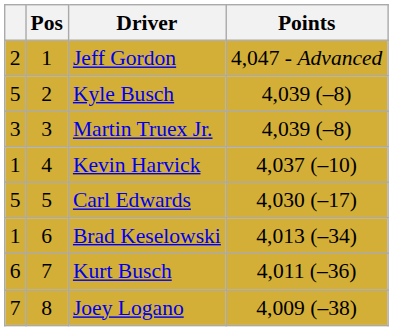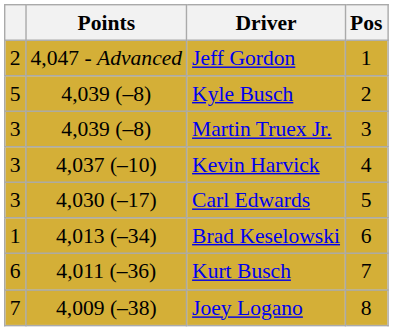columns swapped: (47, 22) <-> (307, 22)
(15, 164) 1 -> (15, 164) 3
(15, 200) 5 -> (15, 200) 3
